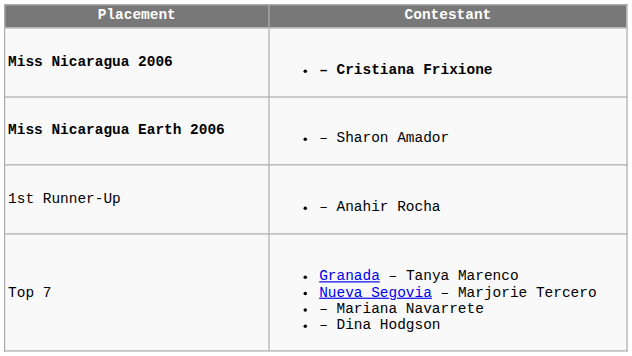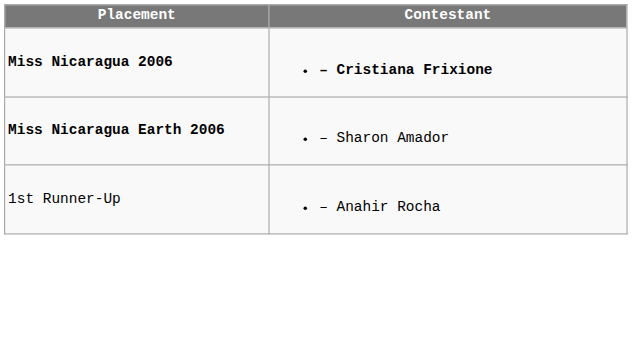- row: (30, 293)
